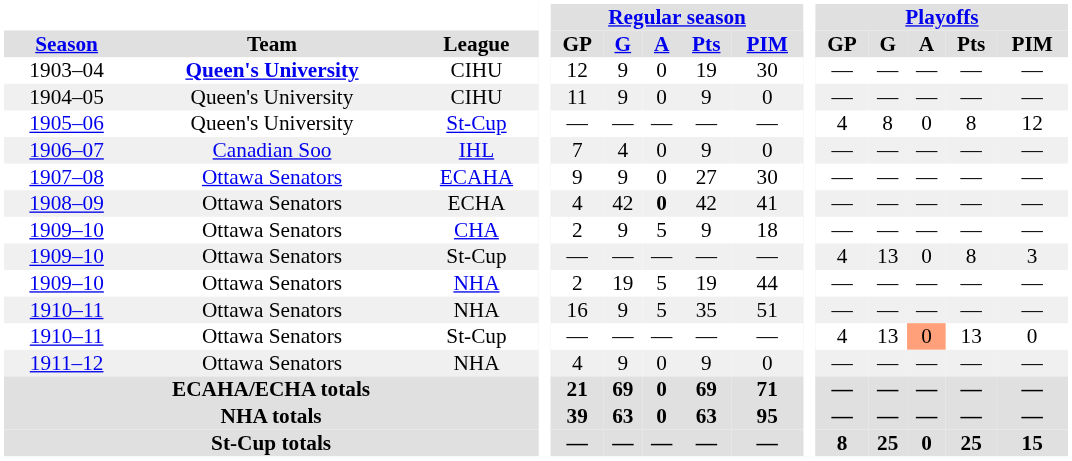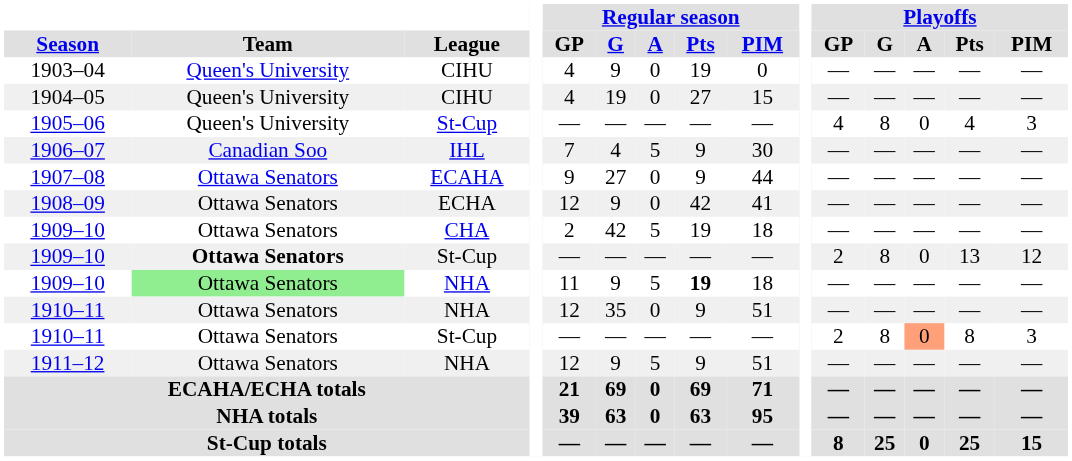(272, 70) bold -> (268, 70) normal
(577, 70) 12 -> (569, 70) 4
(767, 70) 30 -> (762, 70) 0
(577, 96) 11 -> (569, 96) 4
(623, 96) 9 -> (616, 96) 19
(706, 96) 9 -> (700, 96) 27
(767, 96) 0 -> (762, 96) 15
(971, 123) 8 -> (970, 123) 4
(1032, 123) 12 -> (1032, 123) 3
(662, 150) 0 -> (655, 150) 5
(767, 150) 0 -> (762, 150) 30
(623, 176) 9 -> (616, 176) 27
(706, 176) 27 -> (700, 176) 9
(767, 176) 30 -> (762, 176) 44
(577, 203) 4 -> (569, 203) 12
(623, 203) 42 -> (616, 203) 9
(662, 203) bold -> (655, 203) normal
(623, 229) 9 -> (616, 229) 42
(706, 229) 9 -> (700, 229) 19
(272, 256) normal -> (268, 256) bold
(842, 256) 4 -> (838, 256) 2
(888, 256) 13 -> (885, 256) 8
(971, 256) 8 -> (970, 256) 13
(1032, 256) 3 -> (1032, 256) 12
(272, 283) no background -> (268, 283) lightgreen background
(577, 283) 2 -> (569, 283) 11
(623, 283) 19 -> (616, 283) 9
(706, 283) normal -> (700, 283) bold
(767, 283) 44 -> (762, 283) 18
(577, 309) 16 -> (569, 309) 12
(623, 309) 9 -> (616, 309) 35
(662, 309) 5 -> (655, 309) 0
(706, 309) 35 -> (700, 309) 9
(842, 336) 4 -> (838, 336) 2
(888, 336) 13 -> (885, 336) 8
(971, 336) 13 -> (970, 336) 8
(1032, 336) 0 -> (1032, 336) 3
(577, 362) 4 -> (569, 362) 12
(662, 362) 0 -> (655, 362) 5
(767, 362) 0 -> (762, 362) 51
